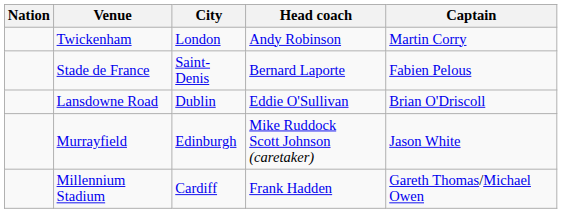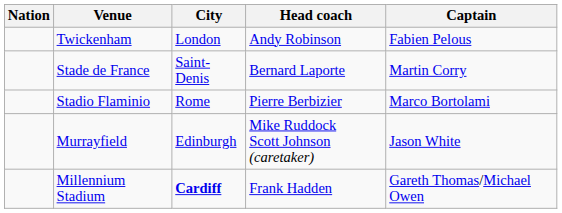(428, 39) Martin Corry -> (430, 39) Fabien Pelous
(430, 70) Fabien Pelous -> (428, 70) Martin Corry
- row: (107, 101)
+ row: (103, 101)
(196, 188) normal -> (198, 188) bold
